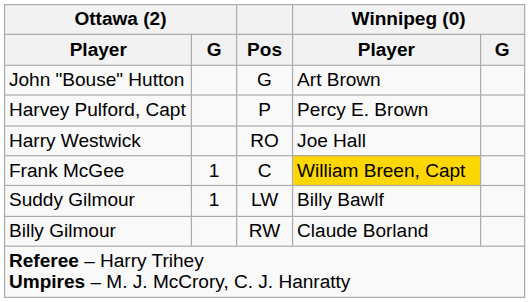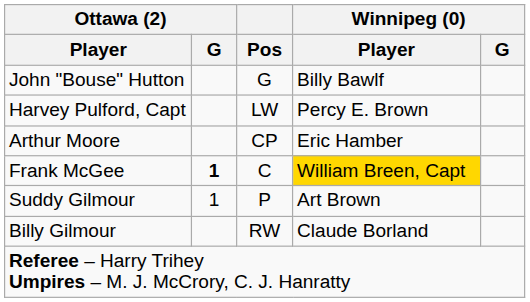(339, 79) Art Brown -> (340, 79) Billy Bawlf
(265, 110) P -> (265, 110) LW
+ row: (65, 140)
- row: (75, 140)
(214, 170) normal -> (214, 170) bold
(265, 200) LW -> (265, 200) P
(340, 200) Billy Bawlf -> (339, 200) Art Brown
